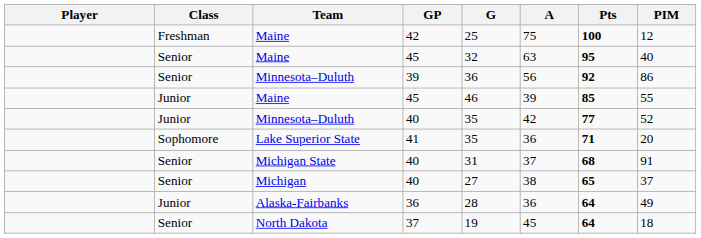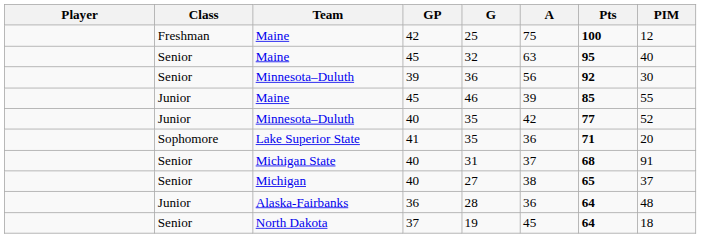(647, 77) 86 -> (647, 77) 30
(647, 202) 49 -> (647, 202) 48
